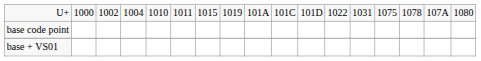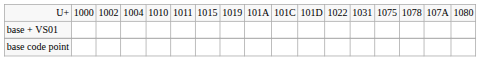rows swapped: (38, 30) <-> (32, 47)
